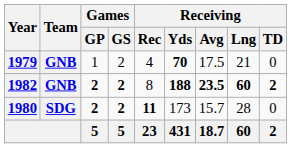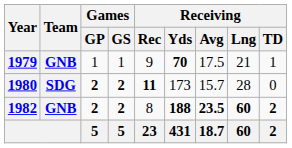(121, 62) 2 -> (121, 62) 1
(149, 62) 4 -> (149, 62) 9
(273, 62) 0 -> (273, 62) 1
rows swapped: (22, 108) <-> (22, 85)
